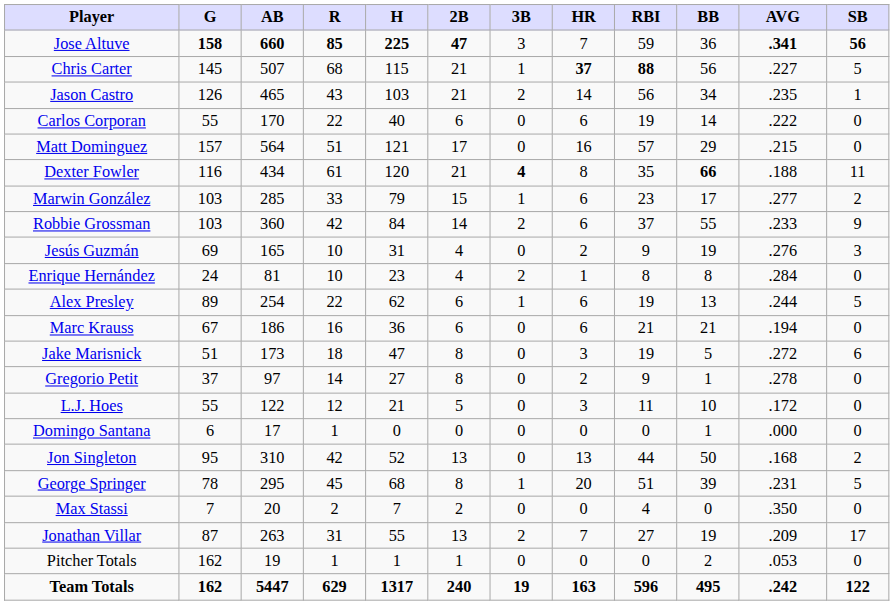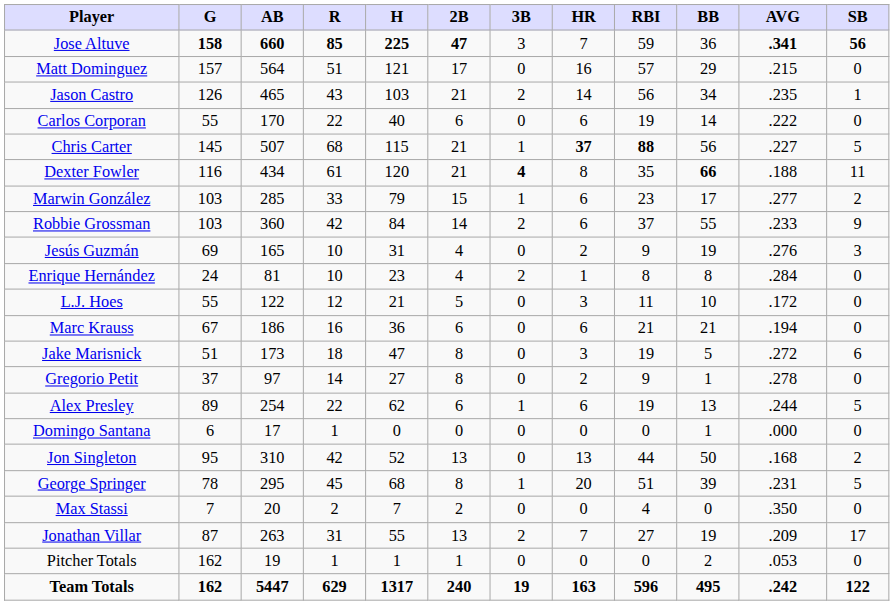rows swapped: (92, 69) <-> (92, 146)
rows swapped: (92, 405) <-> (92, 302)
